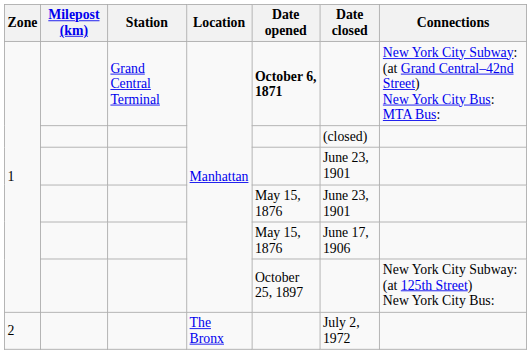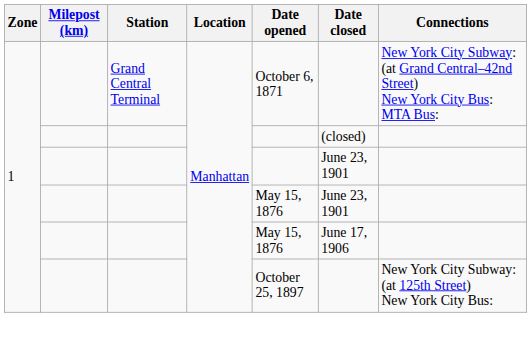(286, 83) bold -> (285, 83) normal
- row: (11, 330)
